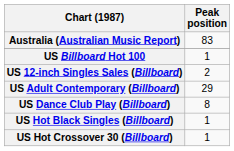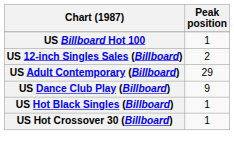- row: (95, 40)
(207, 105) 8 -> (207, 89) 9
